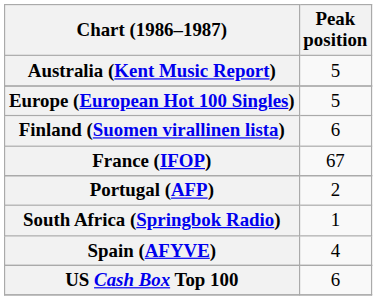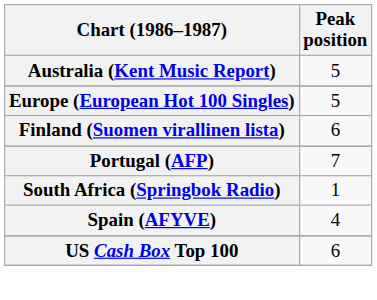- row: (152, 160)
(335, 190) 2 -> (335, 160) 7
